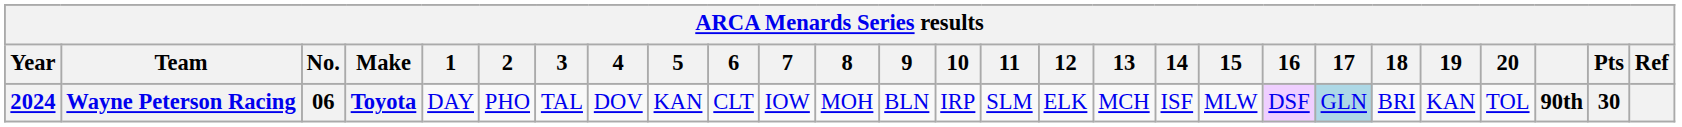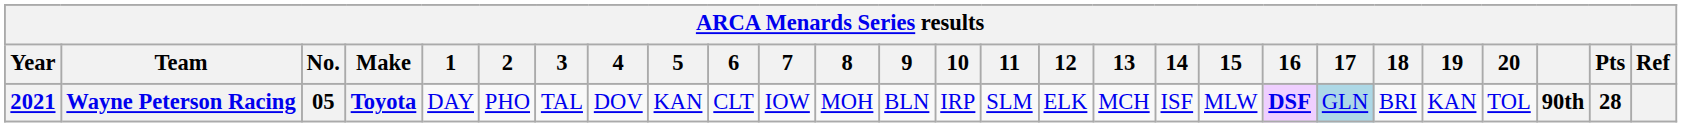(33, 102) 2024 -> (33, 102) 2021
(323, 102) 06 -> (323, 102) 05
(1289, 102) normal -> (1290, 102) bold
(1609, 102) 30 -> (1610, 102) 28
